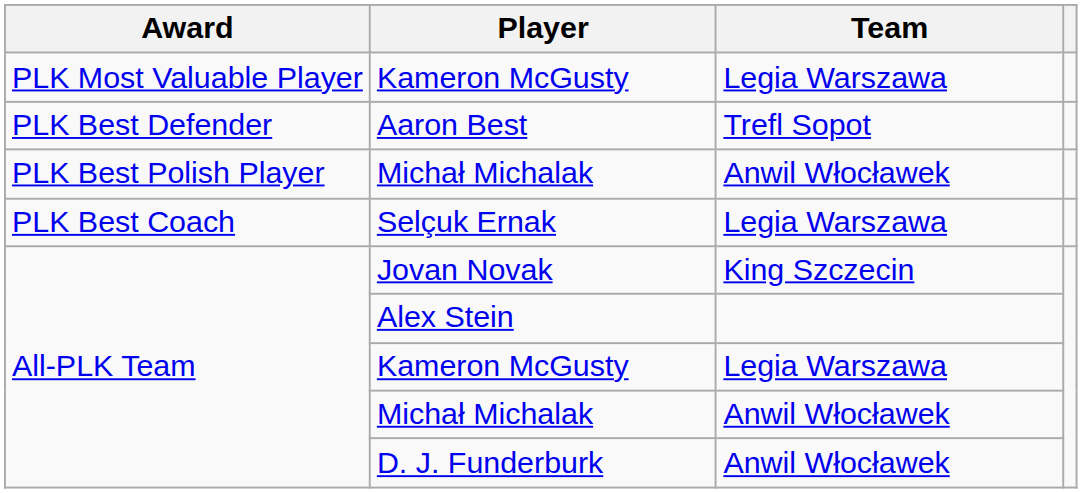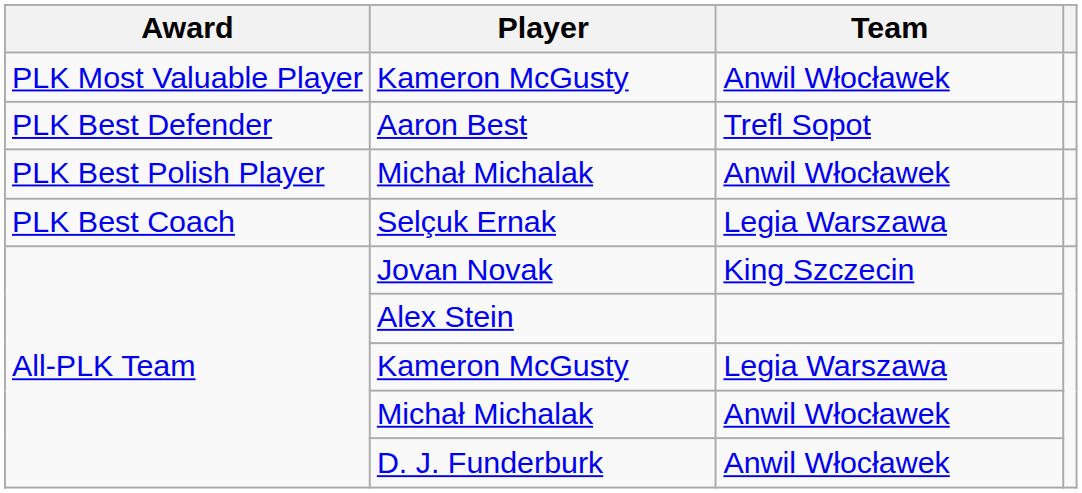(835, 76) Legia Warszawa -> (837, 76) Anwil Włocławek
